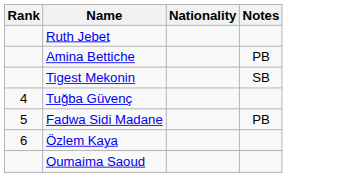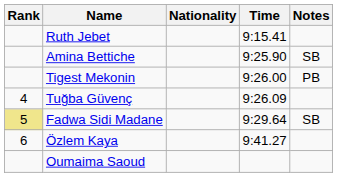+ column: (265, 15)
(261, 57) PB -> (311, 57) SB
(261, 78) SB -> (311, 78) PB
(24, 120) no background -> (24, 120) khaki background
(261, 120) PB -> (311, 120) SB
